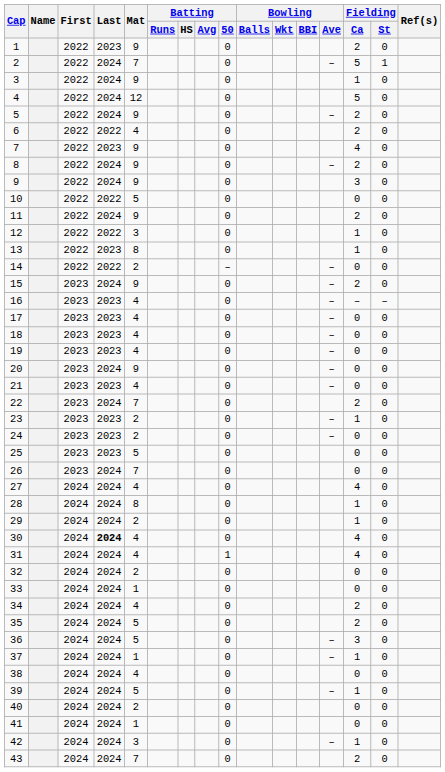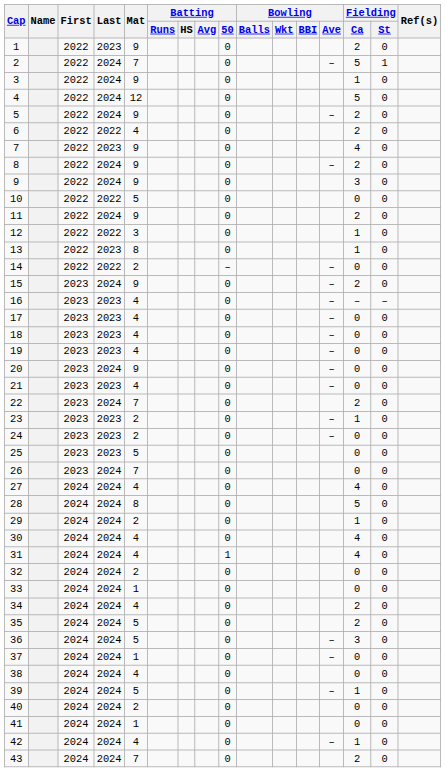(357, 504) 1 -> (357, 504) 5
(109, 538) bold -> (109, 538) normal
(357, 657) 1 -> (357, 657) 0
(136, 742) 3 -> (136, 742) 4
